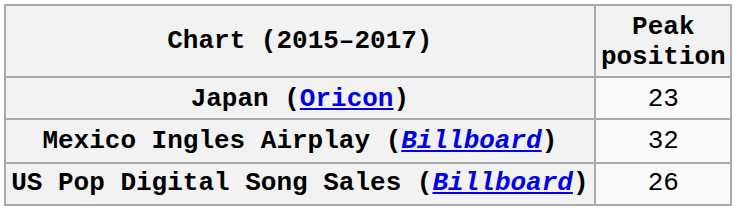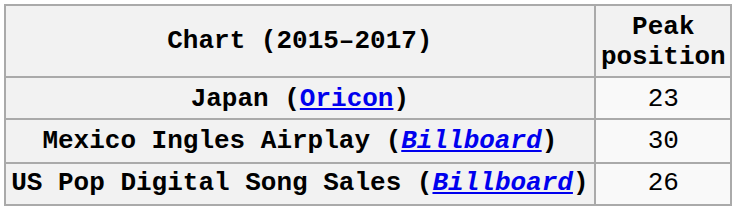(663, 141) 32 -> (663, 141) 30
